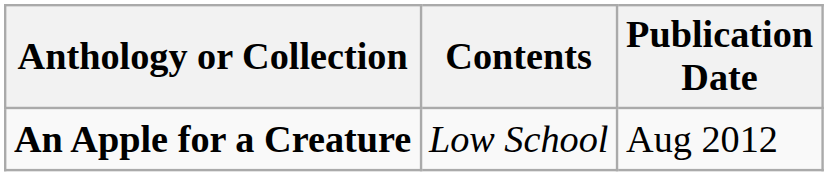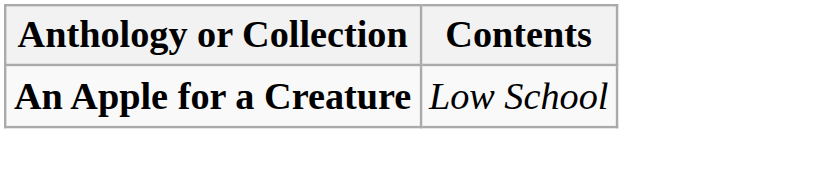- column: (720, 56)
